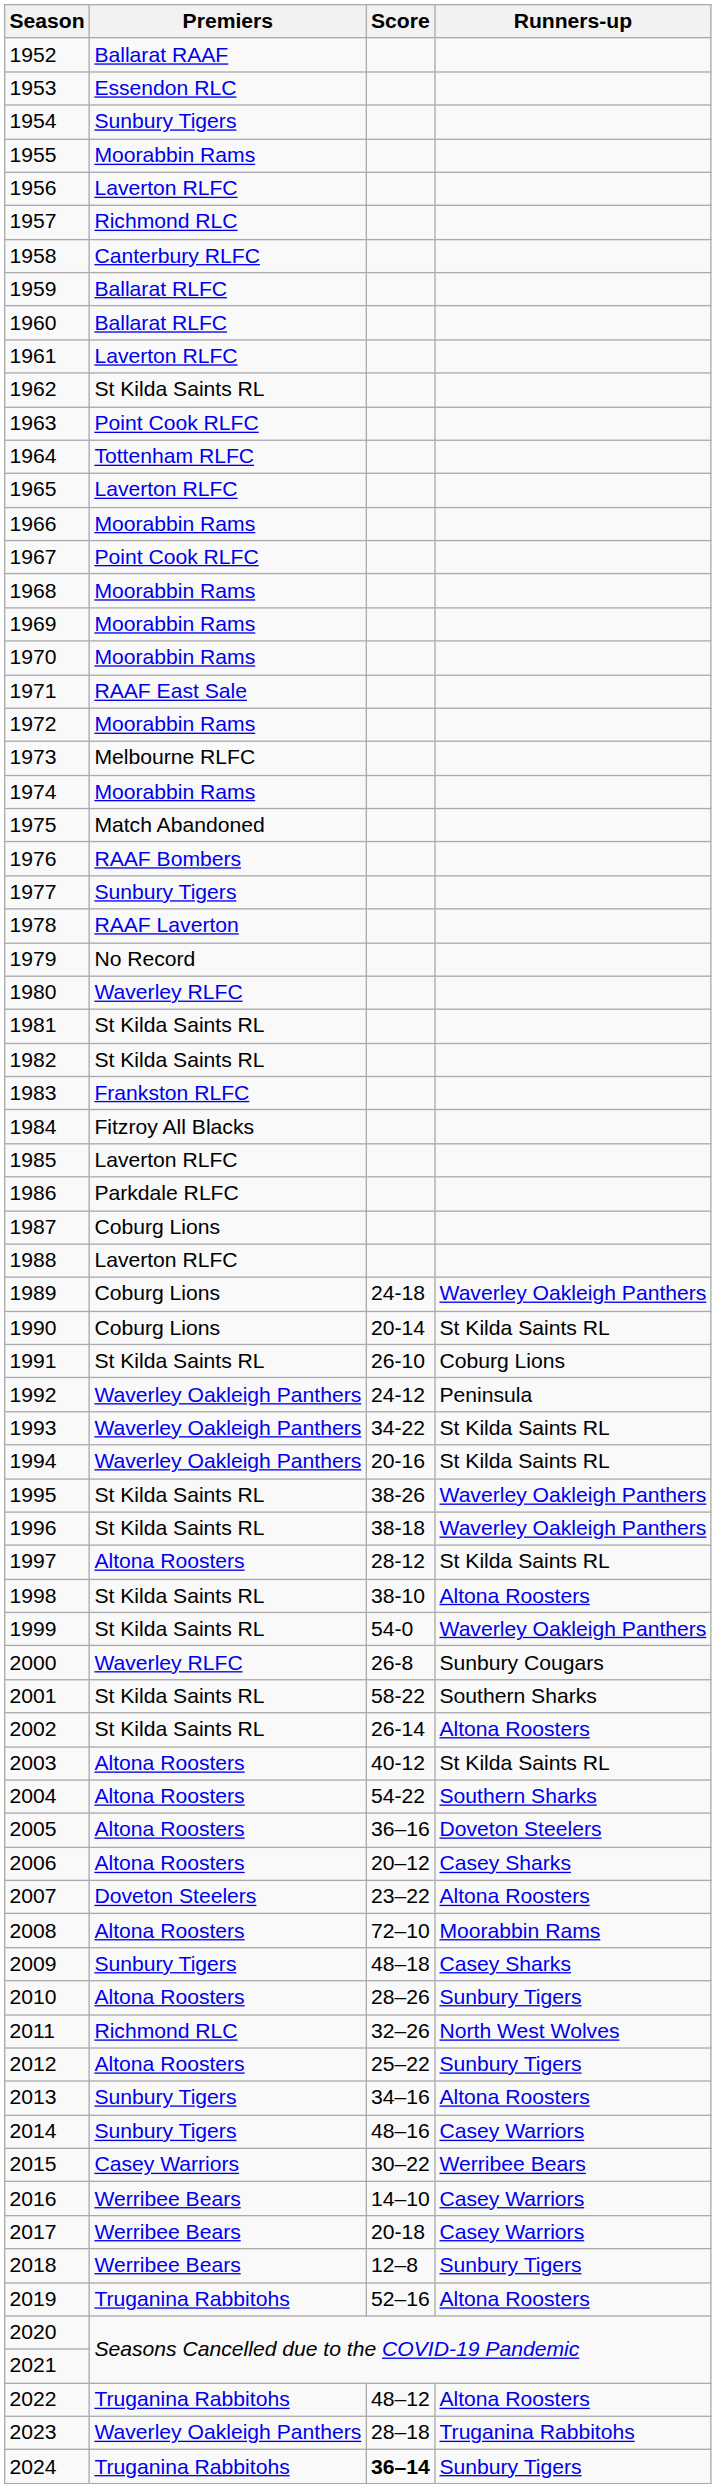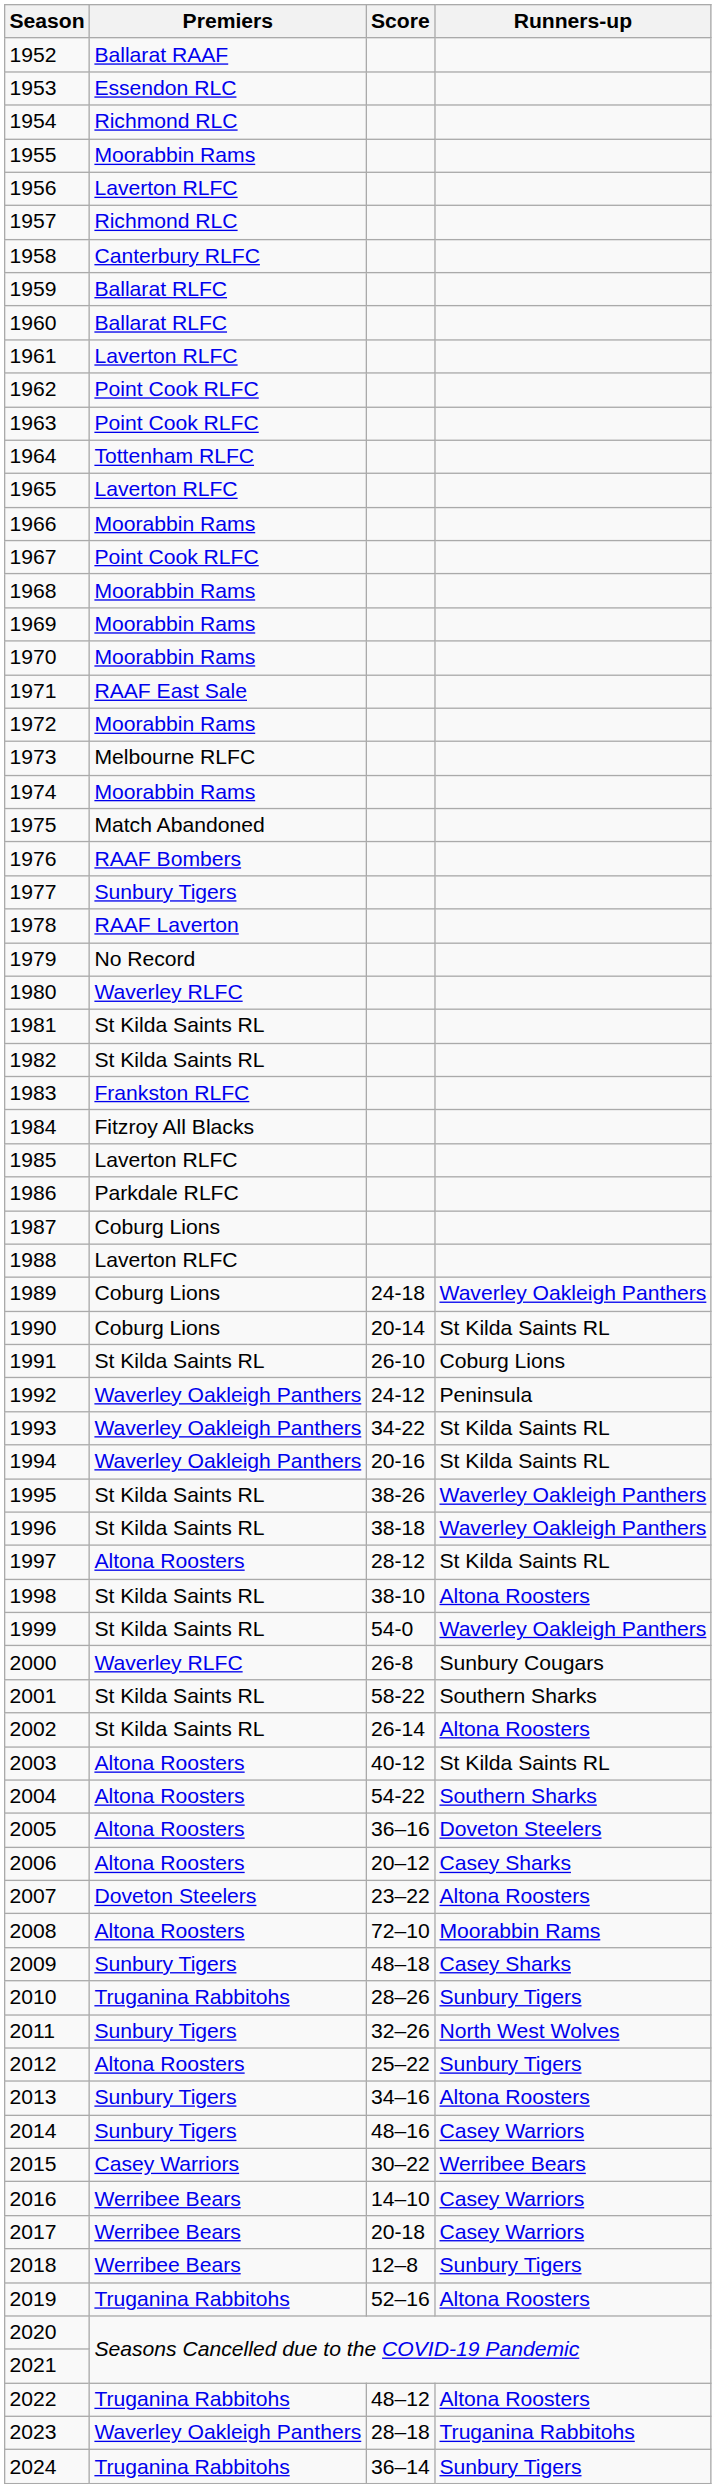(165, 121) Sunbury Tigers -> (166, 121) Richmond RLC
(180, 389) St Kilda Saints RL -> (177, 389) Point Cook RLFC
(170, 1997) Altona Roosters -> (192, 1997) Truganina Rabbitohs
(166, 2030) Richmond RLC -> (165, 2030) Sunbury Tigers
(400, 2466) bold -> (400, 2466) normal
